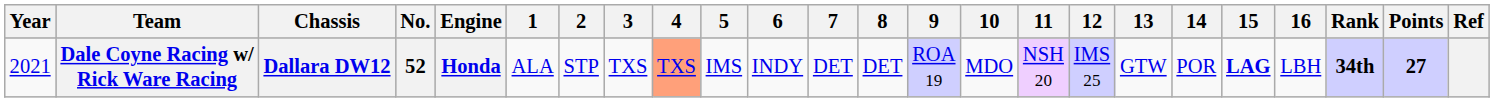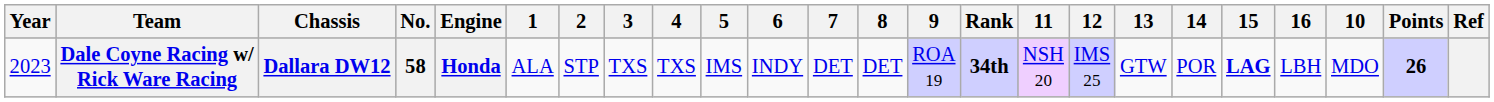columns swapped: (989, 21) <-> (1355, 21)
(30, 66) 2021 -> (30, 66) 2023
(415, 66) 52 -> (415, 66) 58
(676, 66) lightsalmon background -> (676, 66) no background
(1416, 66) 27 -> (1416, 66) 26
